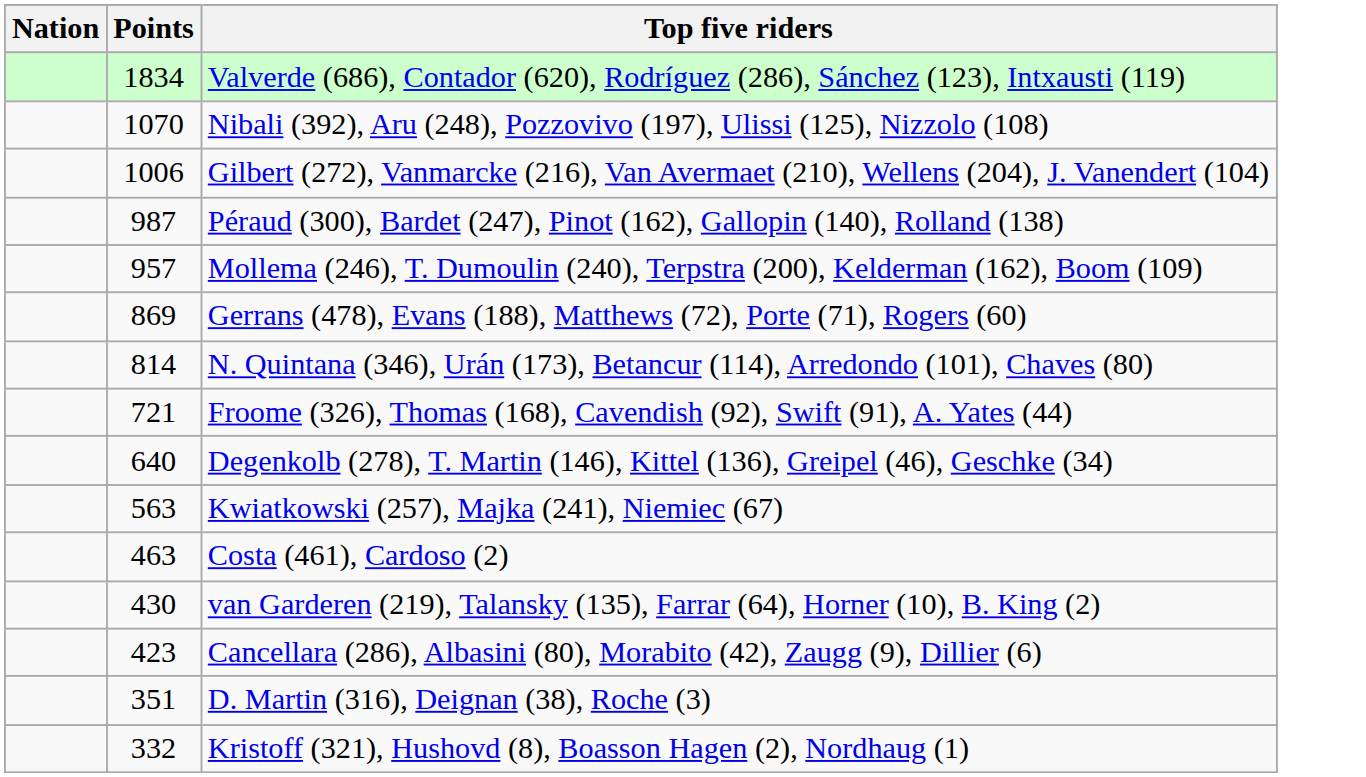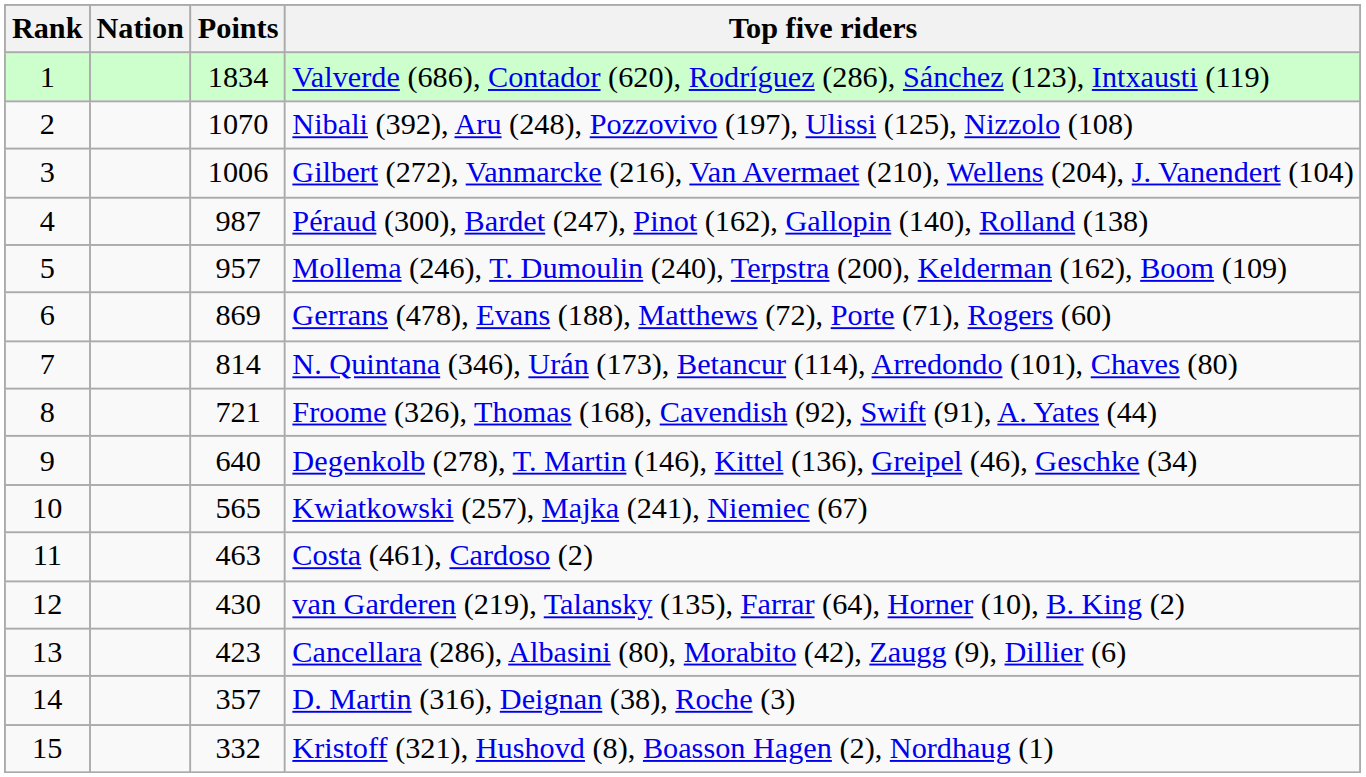+ column: (47, 28)
(154, 508) 563 -> (238, 508) 565
(154, 699) 351 -> (238, 699) 357
